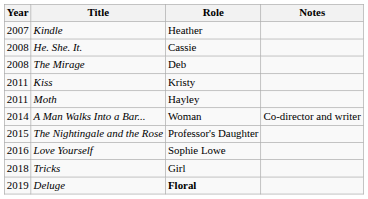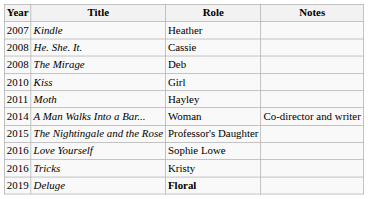(18, 82) 2011 -> (18, 82) 2010
(182, 82) Kristy -> (177, 82) Girl
(18, 168) 2018 -> (18, 168) 2016
(177, 168) Girl -> (182, 168) Kristy
